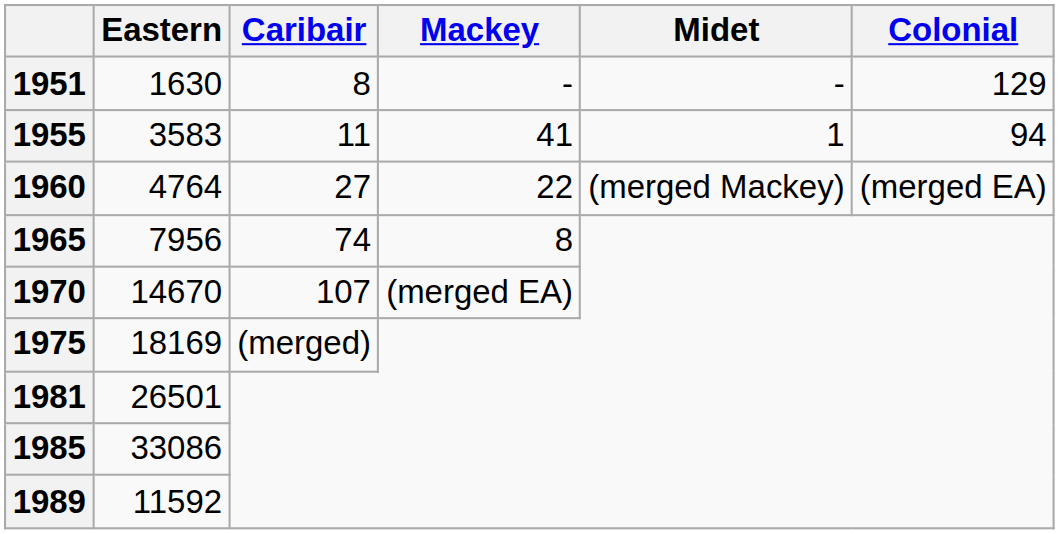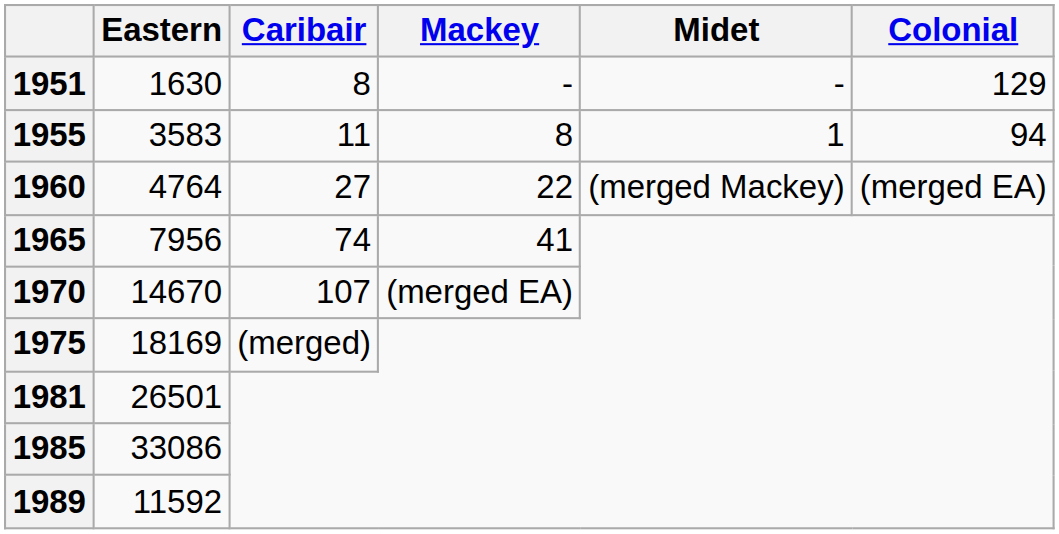(555, 135) 41 -> (564, 135) 8
(564, 239) 8 -> (555, 239) 41
